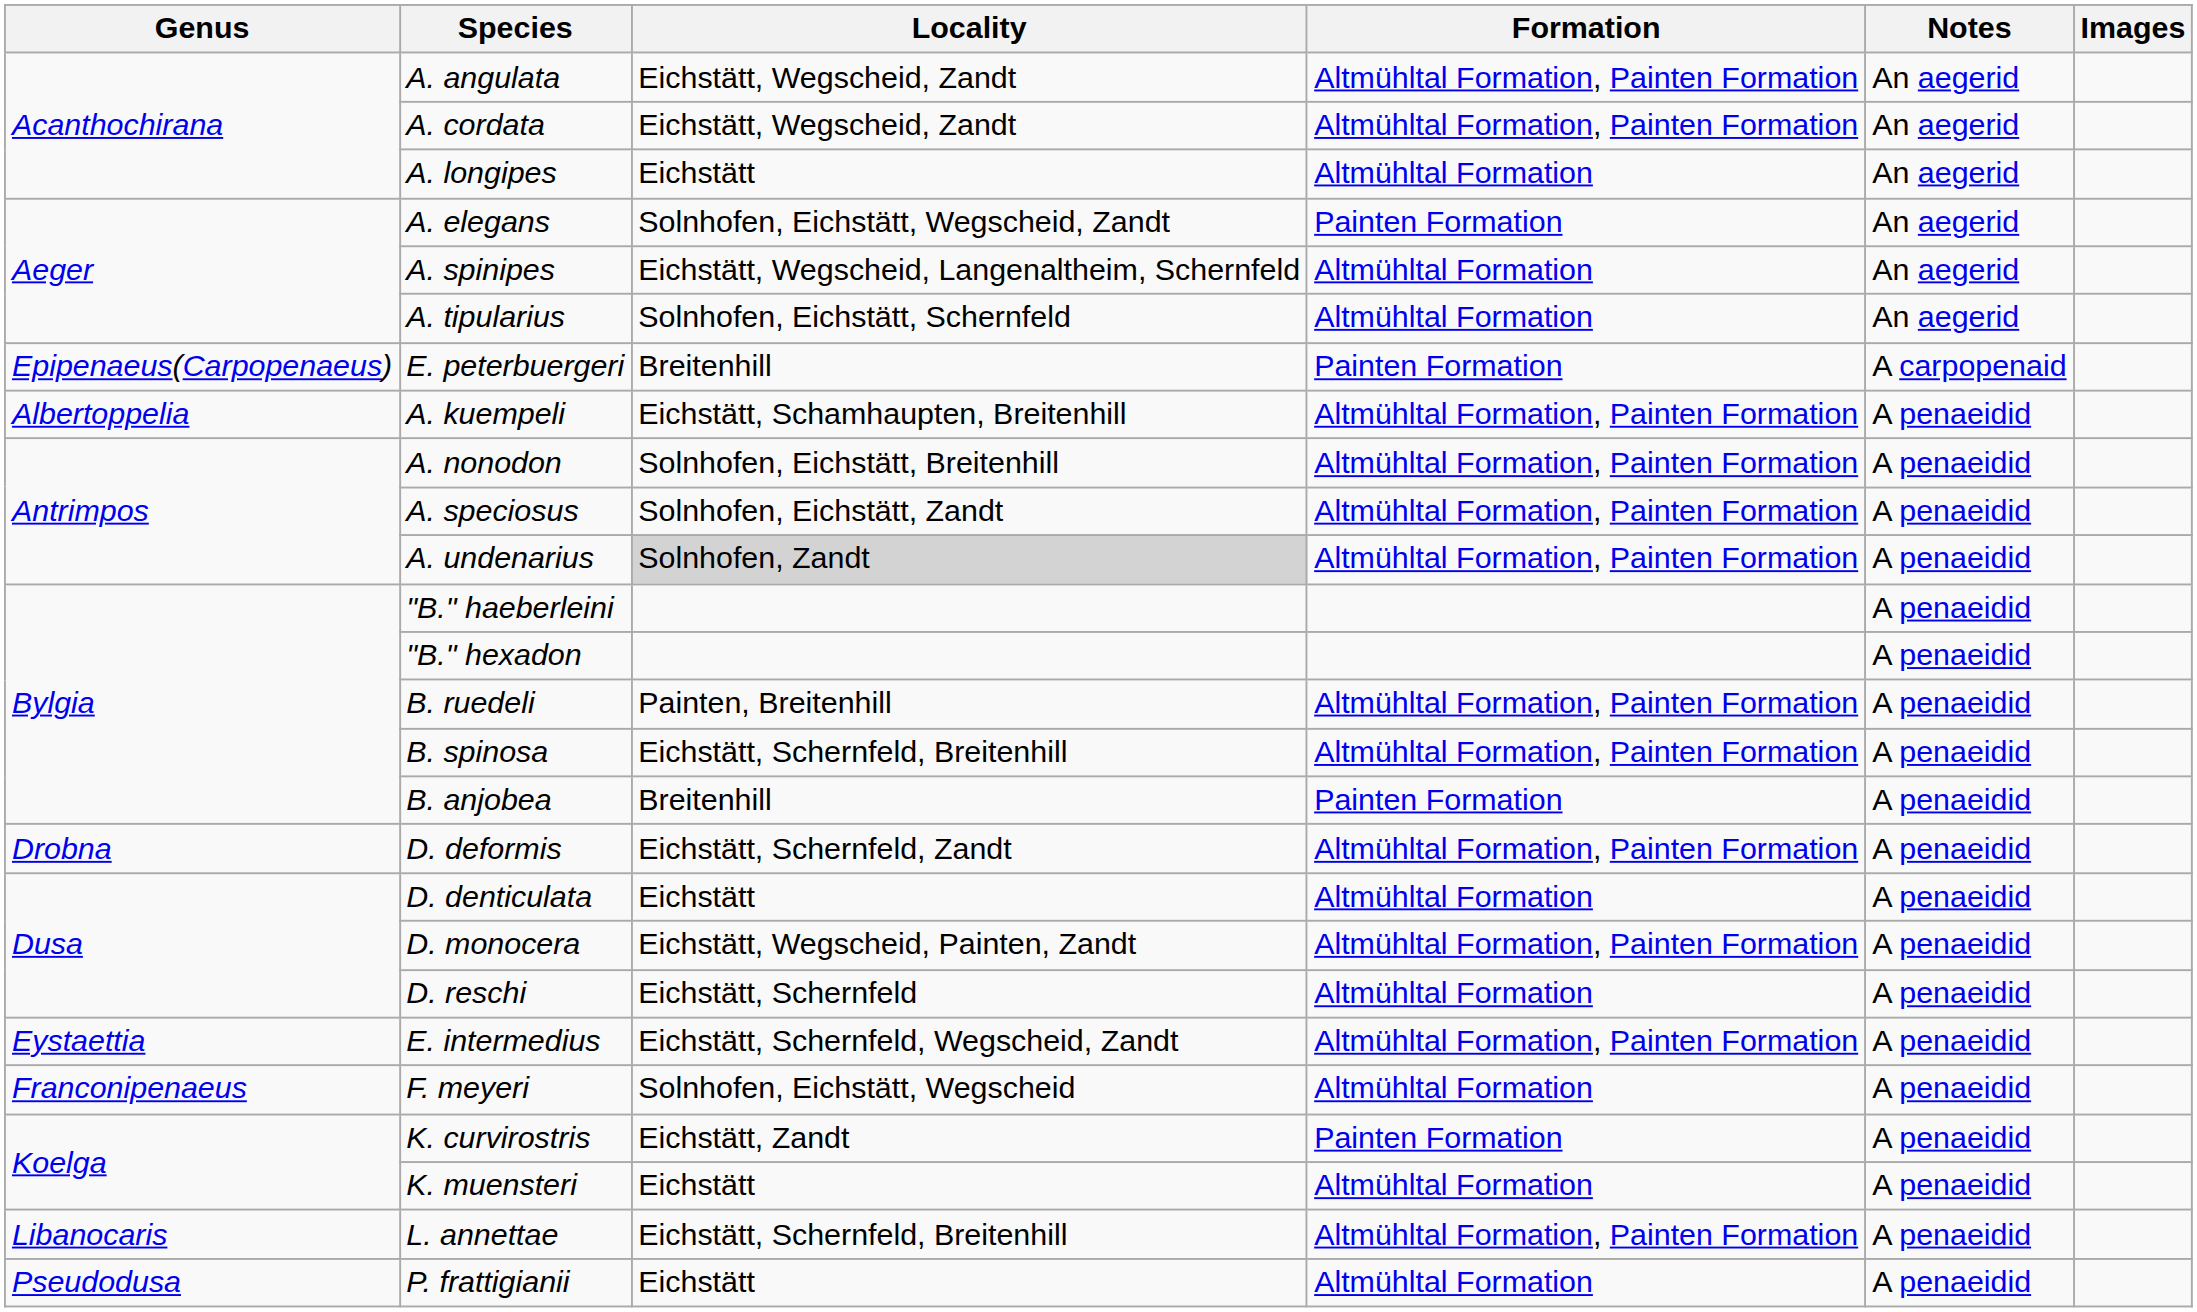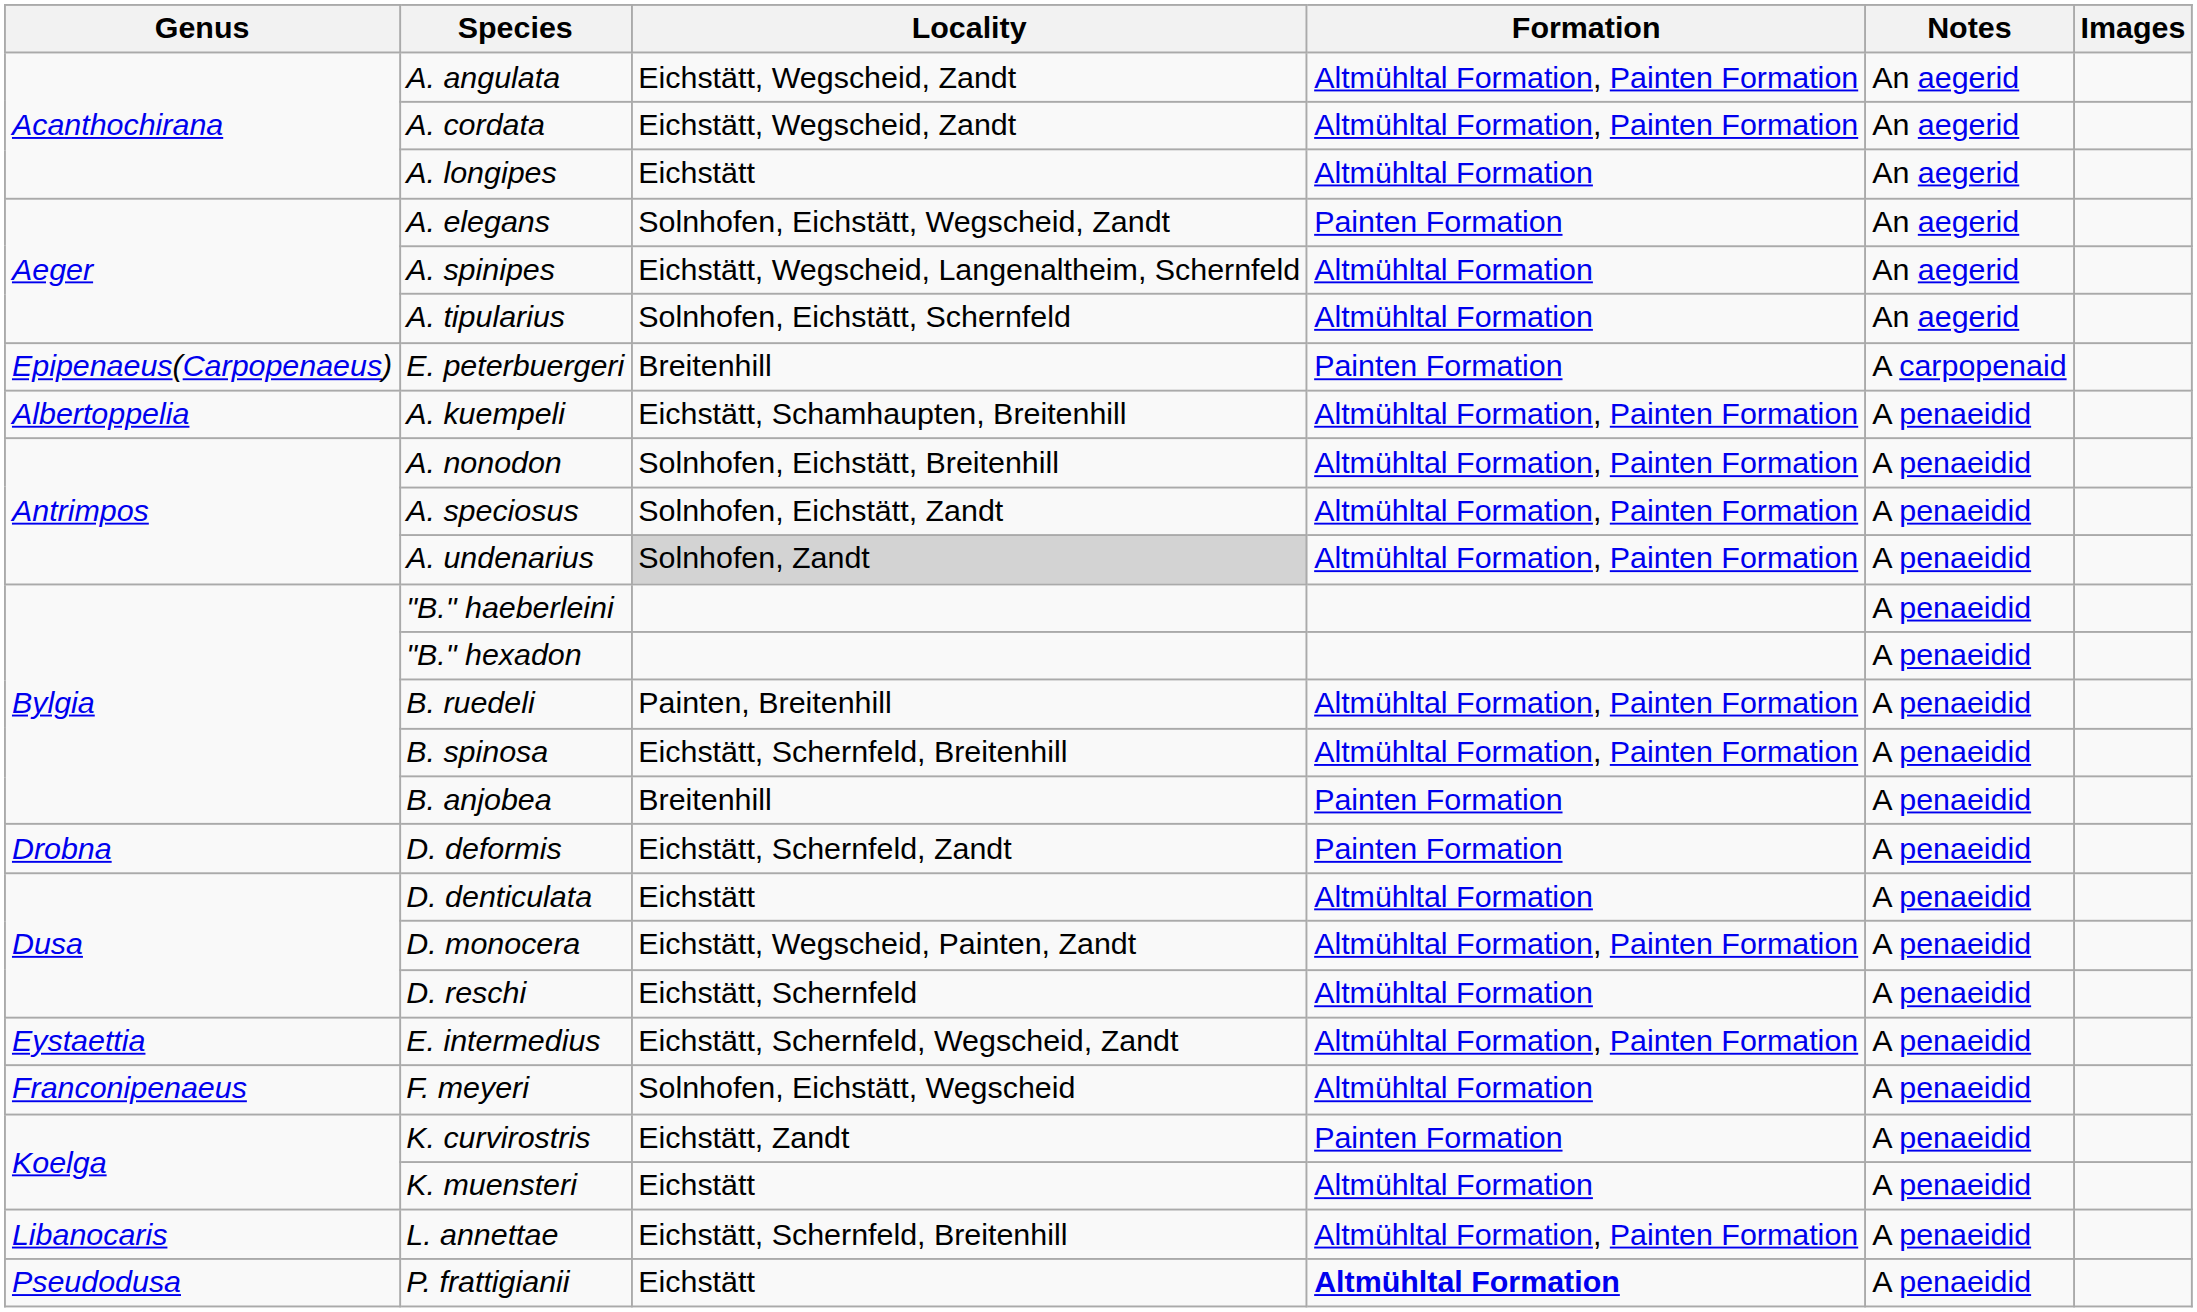(1586, 848) Altmühltal Formation, Painten Formation -> (1438, 848) Painten Formation
(1454, 1282) normal -> (1467, 1282) bold
